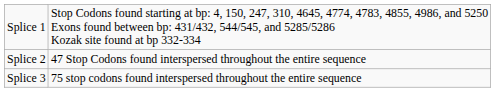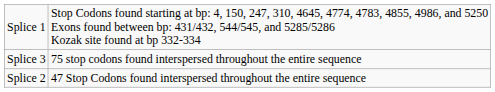rows swapped: (26, 59) <-> (26, 78)
